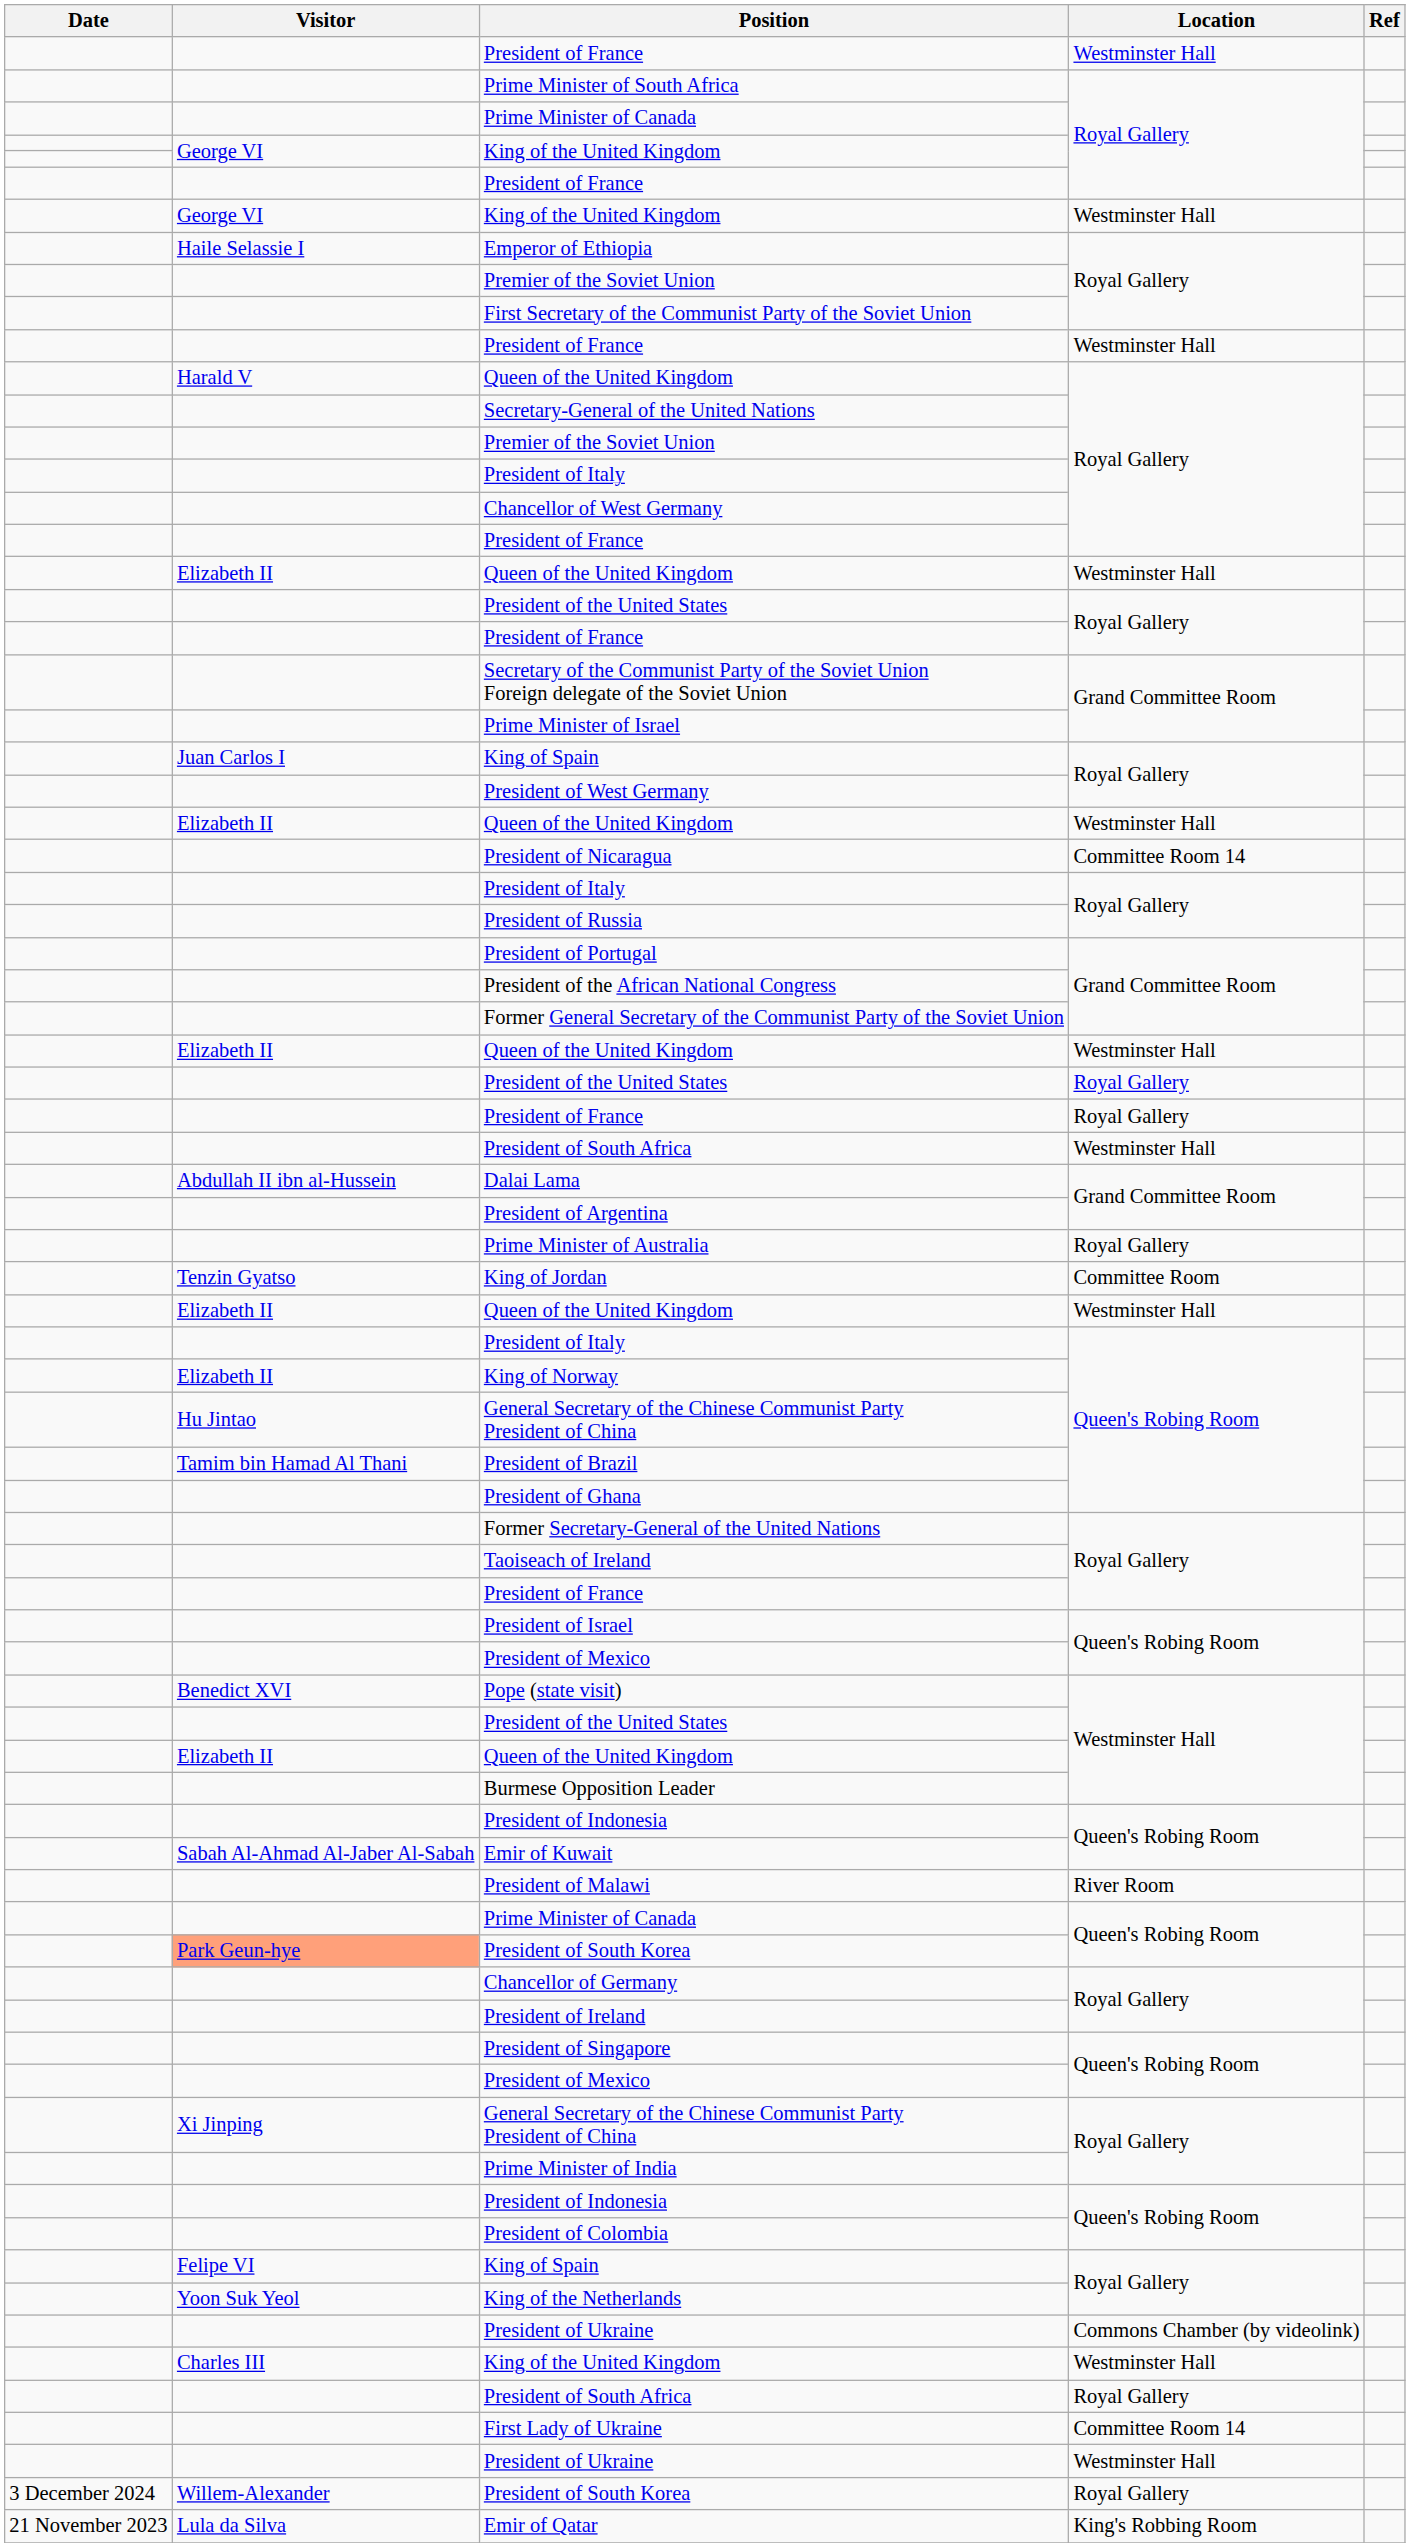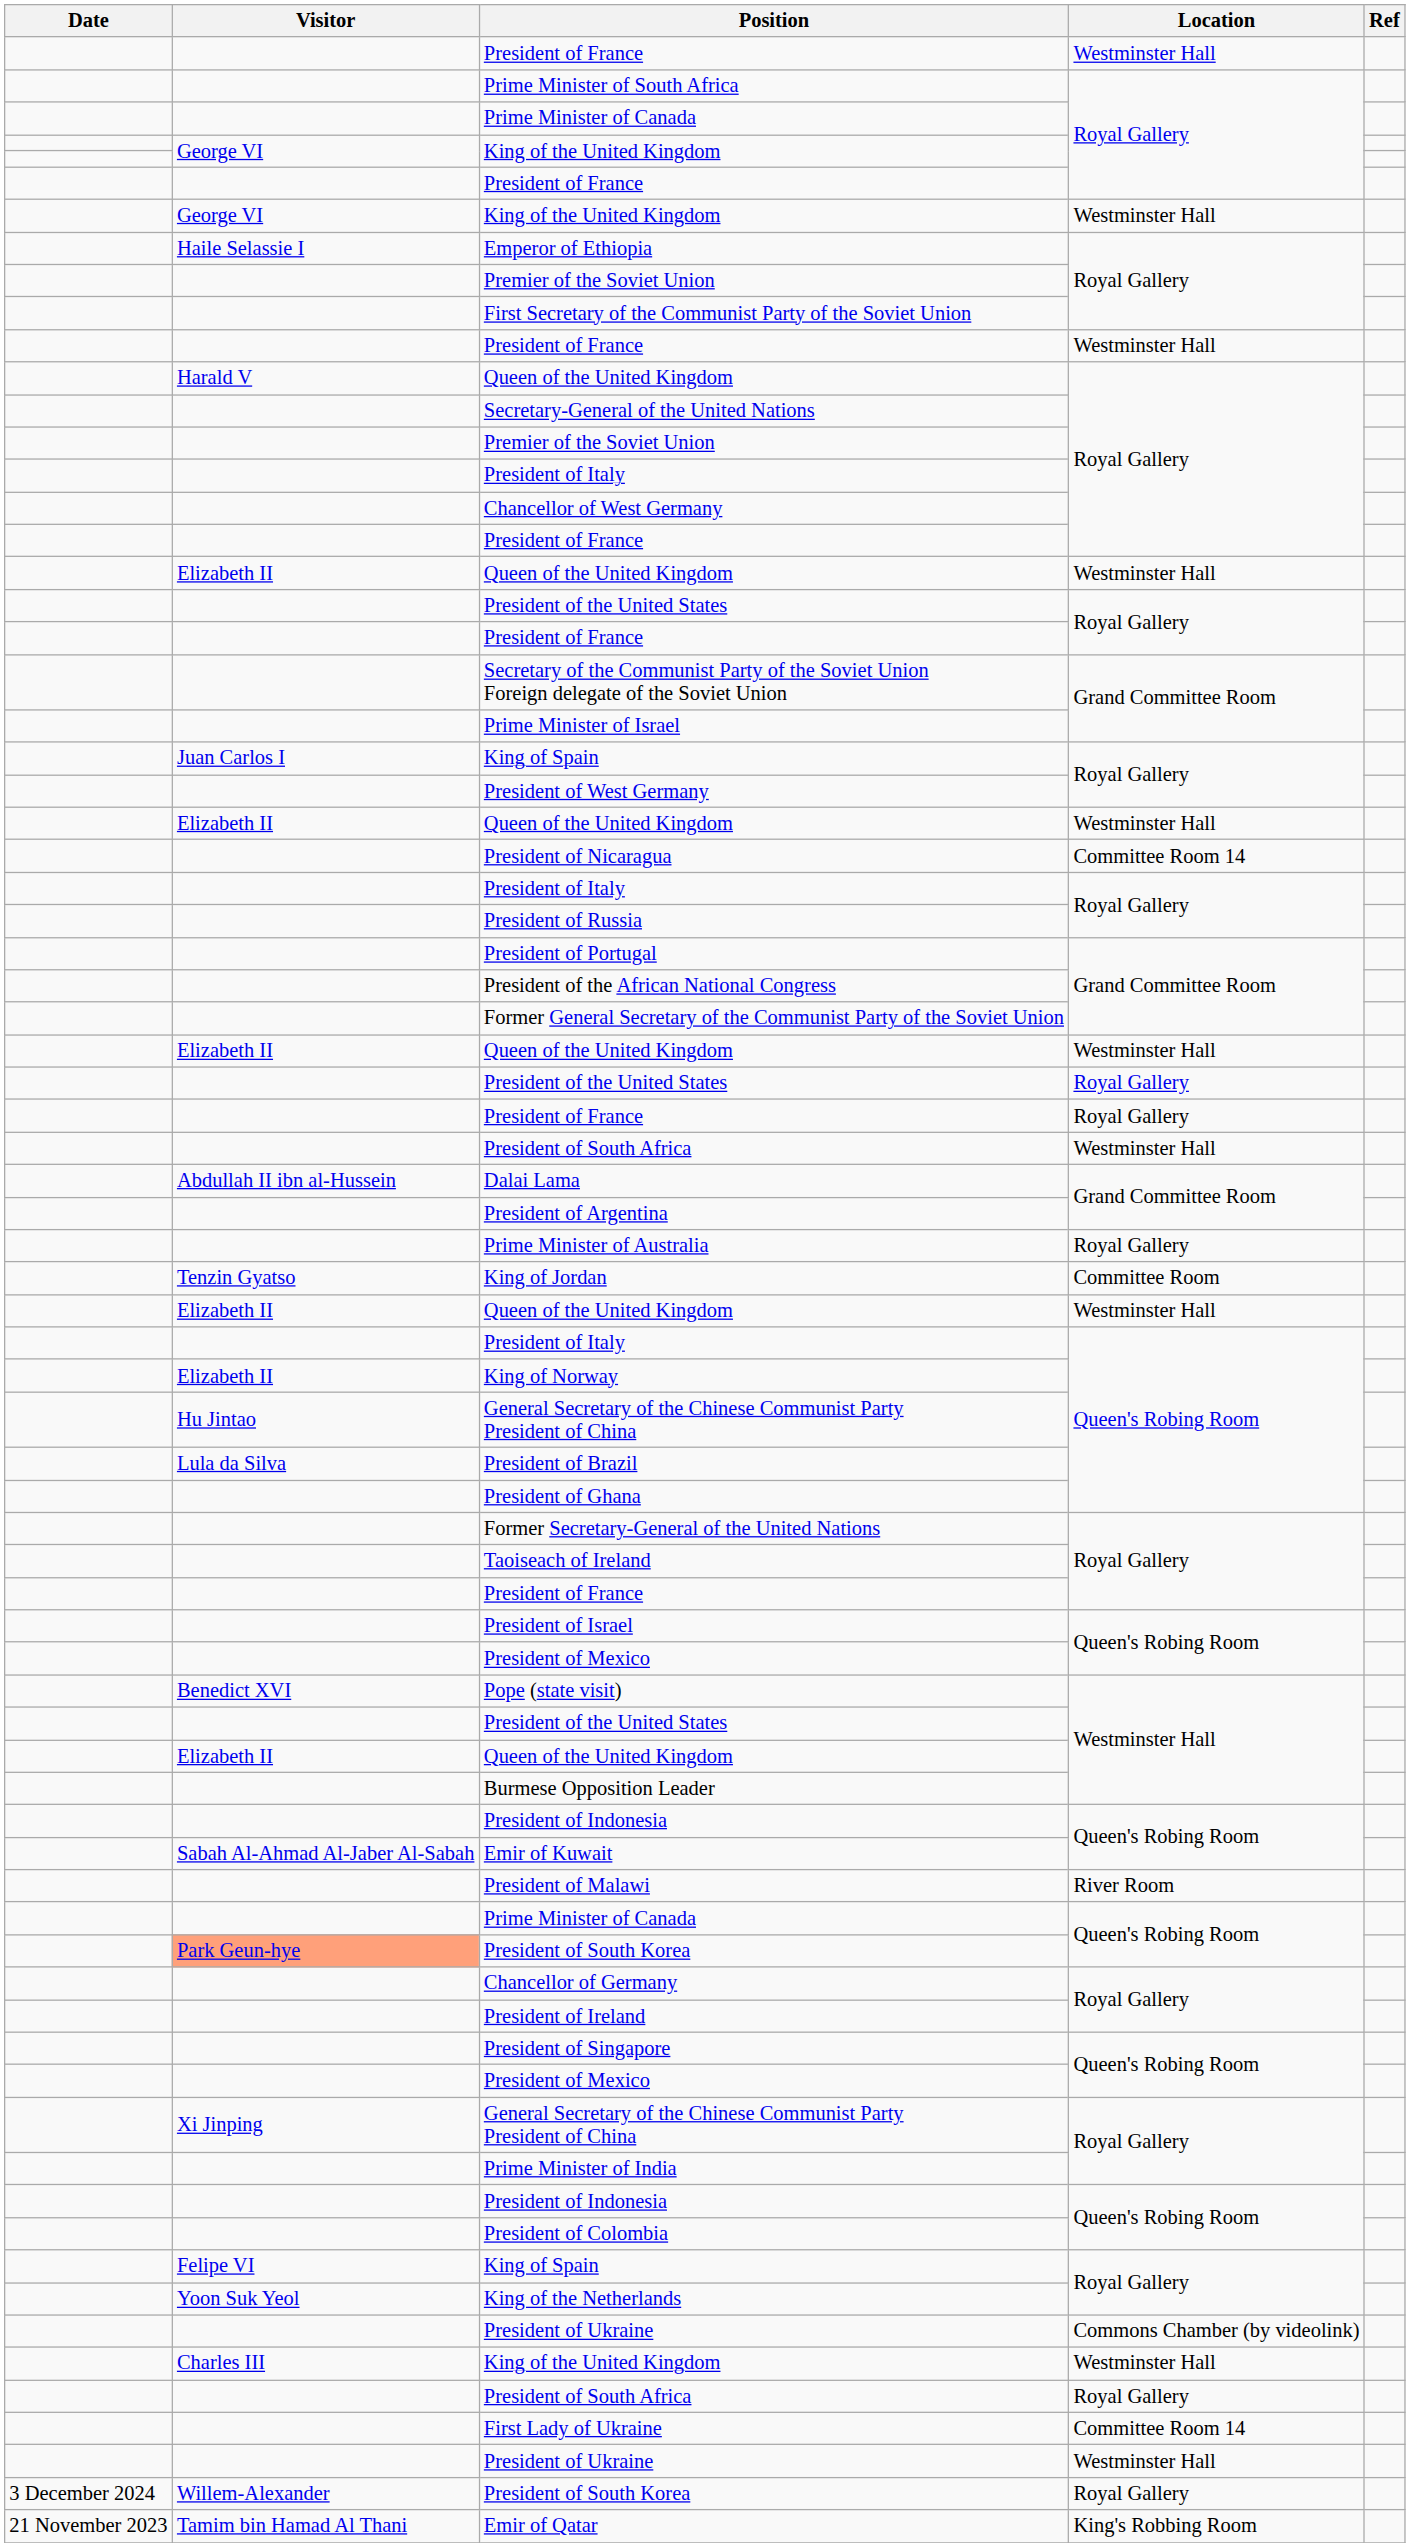(292, 1463) Tamim bin Hamad Al Thani -> (232, 1463) Lula da Silva
(232, 2525) Lula da Silva -> (292, 2525) Tamim bin Hamad Al Thani
